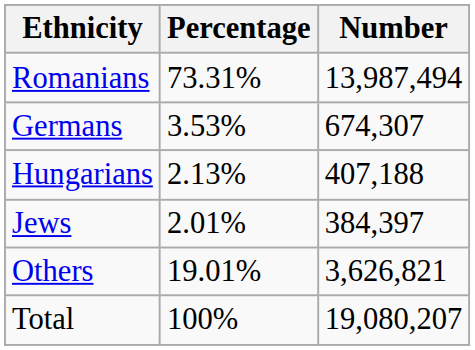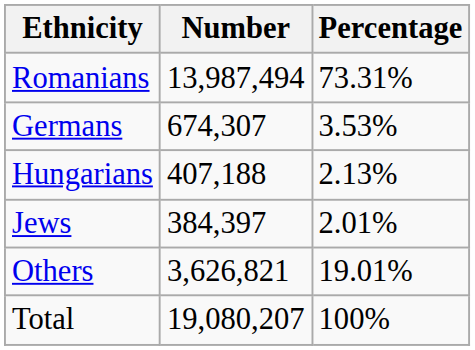columns swapped: (239, 28) <-> (393, 28)
